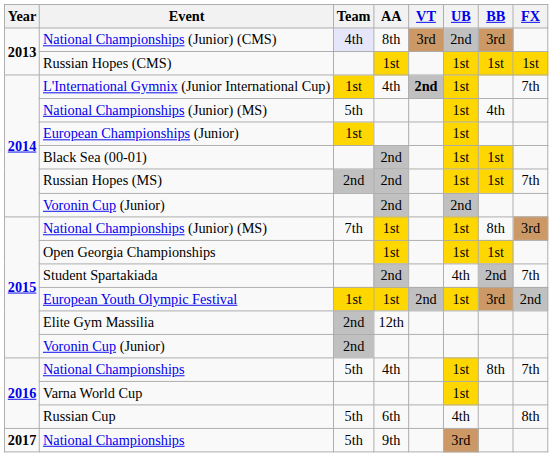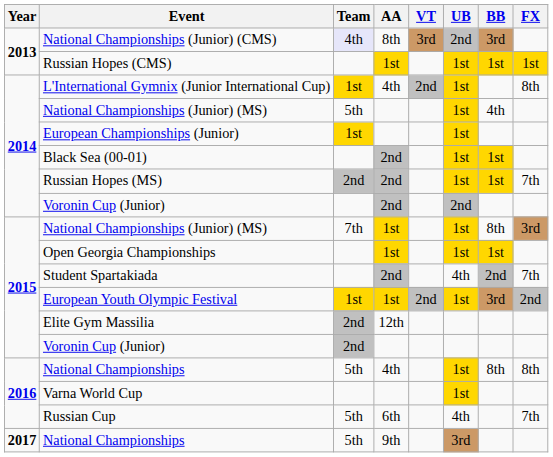(426, 87) bold -> (426, 87) normal
(531, 87) 7th -> (531, 87) 8th
(531, 369) 7th -> (531, 369) 8th
(531, 416) 8th -> (531, 416) 7th
